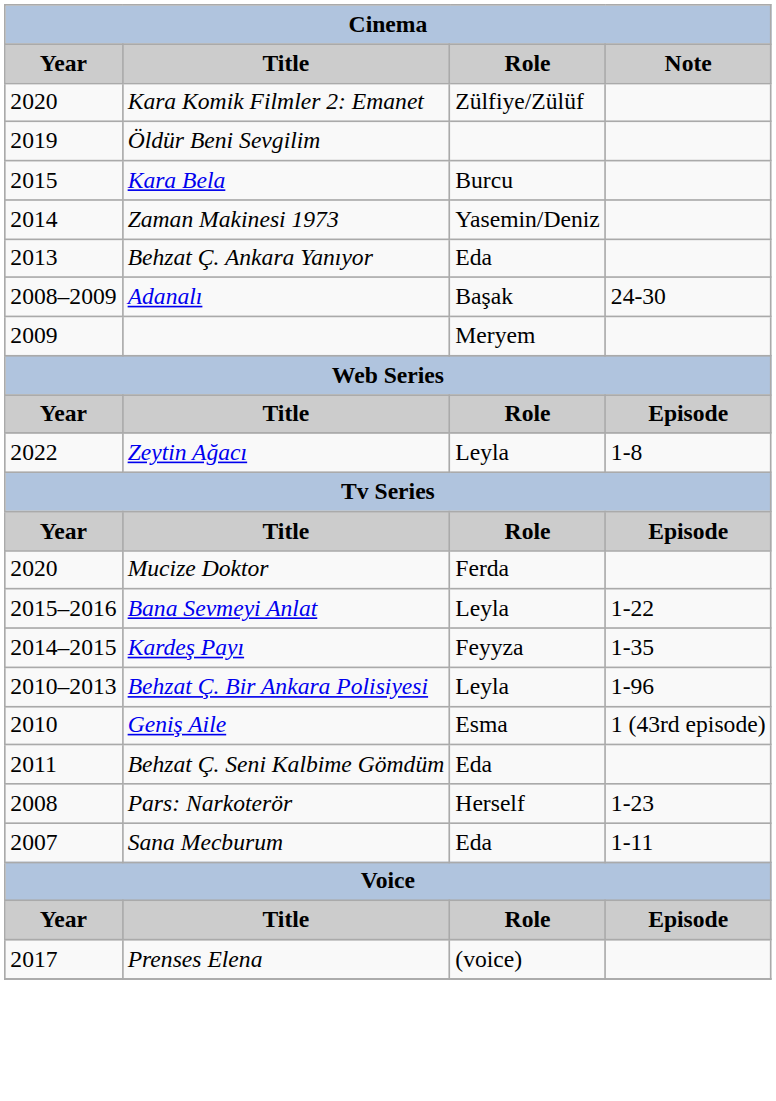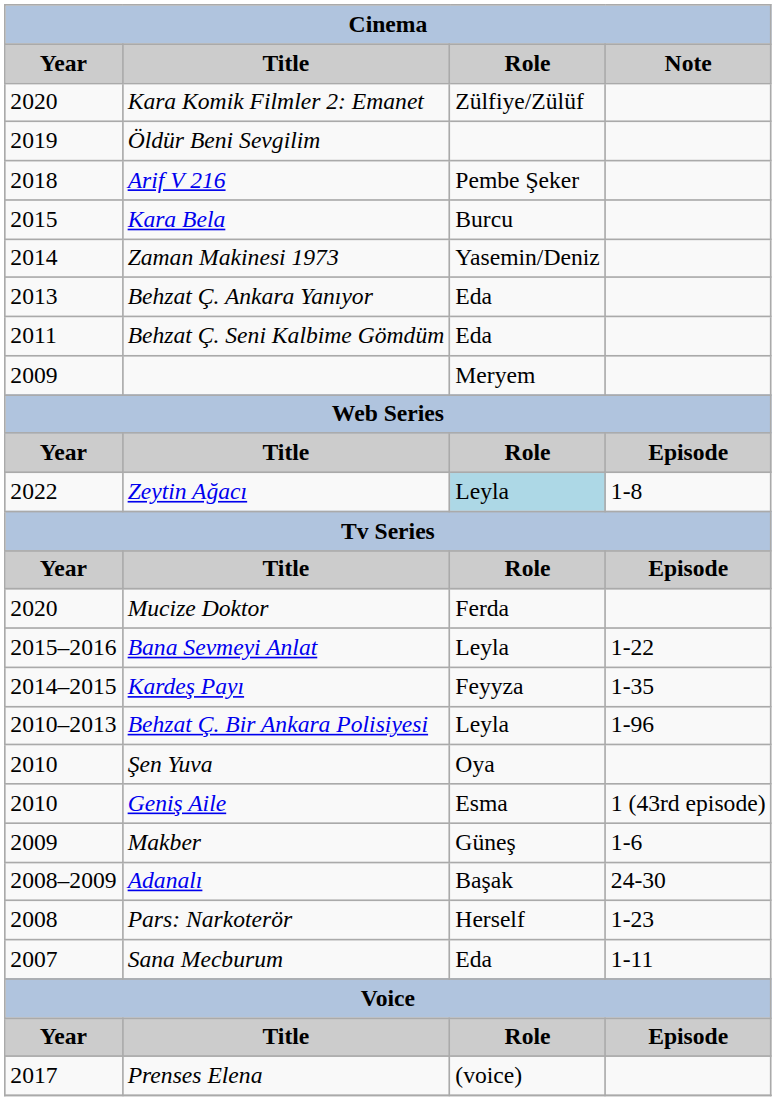+ row: (34, 180)
rows swapped: (34, 764) <-> (63, 297)
(482, 452) no background -> (482, 491) lightblue background
+ row: (34, 764)
+ row: (34, 842)
